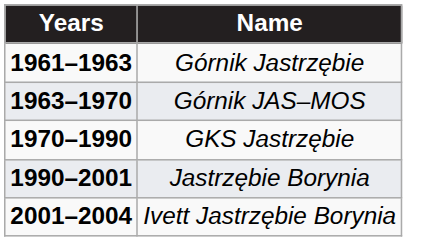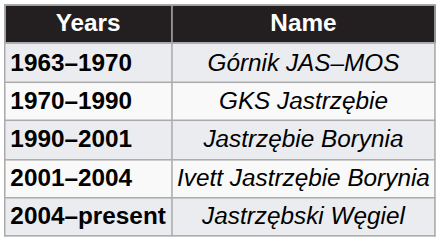- row: (270, 62)
+ row: (303, 216)
